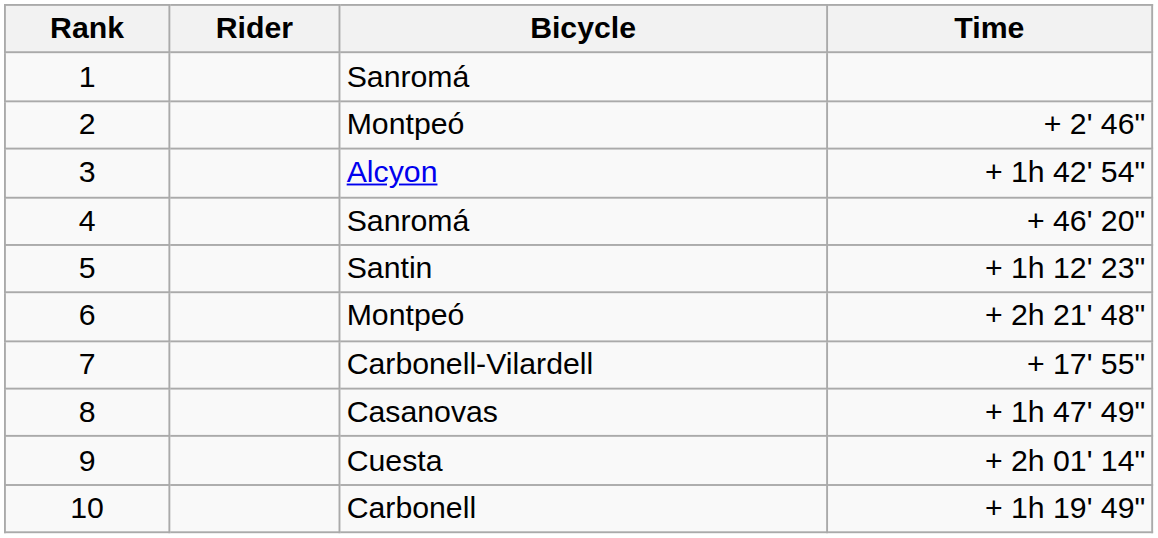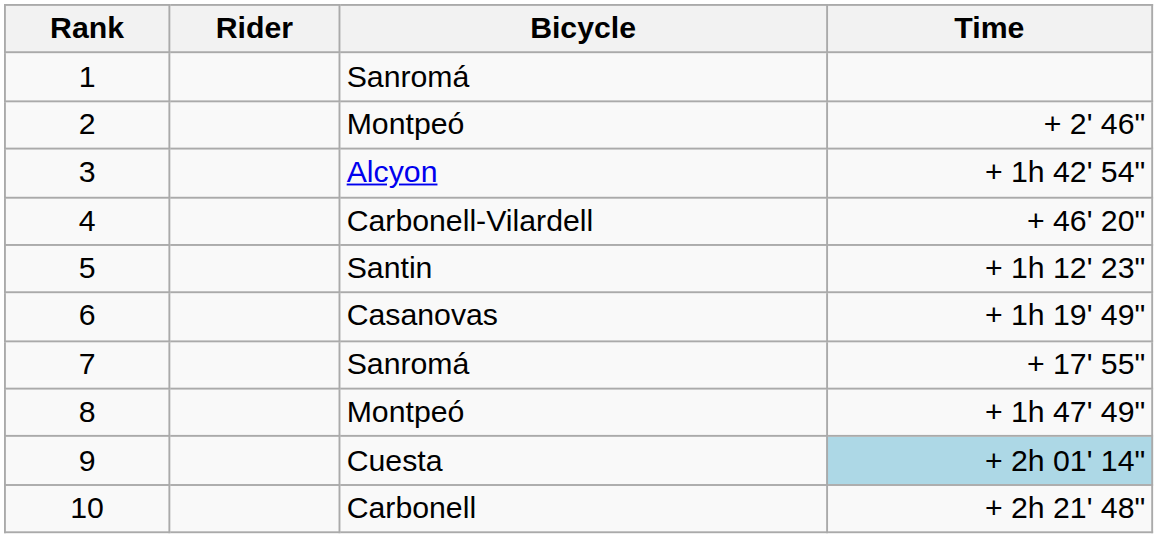(408, 220) Sanromá -> (470, 220) Carbonell-Vilardell
(406, 316) Montpeó -> (422, 316) Casanovas
(1065, 316) + 2h 21' 48" -> (1065, 316) + 1h 19' 49"
(470, 364) Carbonell-Vilardell -> (408, 364) Sanromá
(422, 412) Casanovas -> (406, 412) Montpeó
(1065, 460) no background -> (1065, 460) lightblue background
(1065, 508) + 1h 19' 49" -> (1065, 508) + 2h 21' 48"
